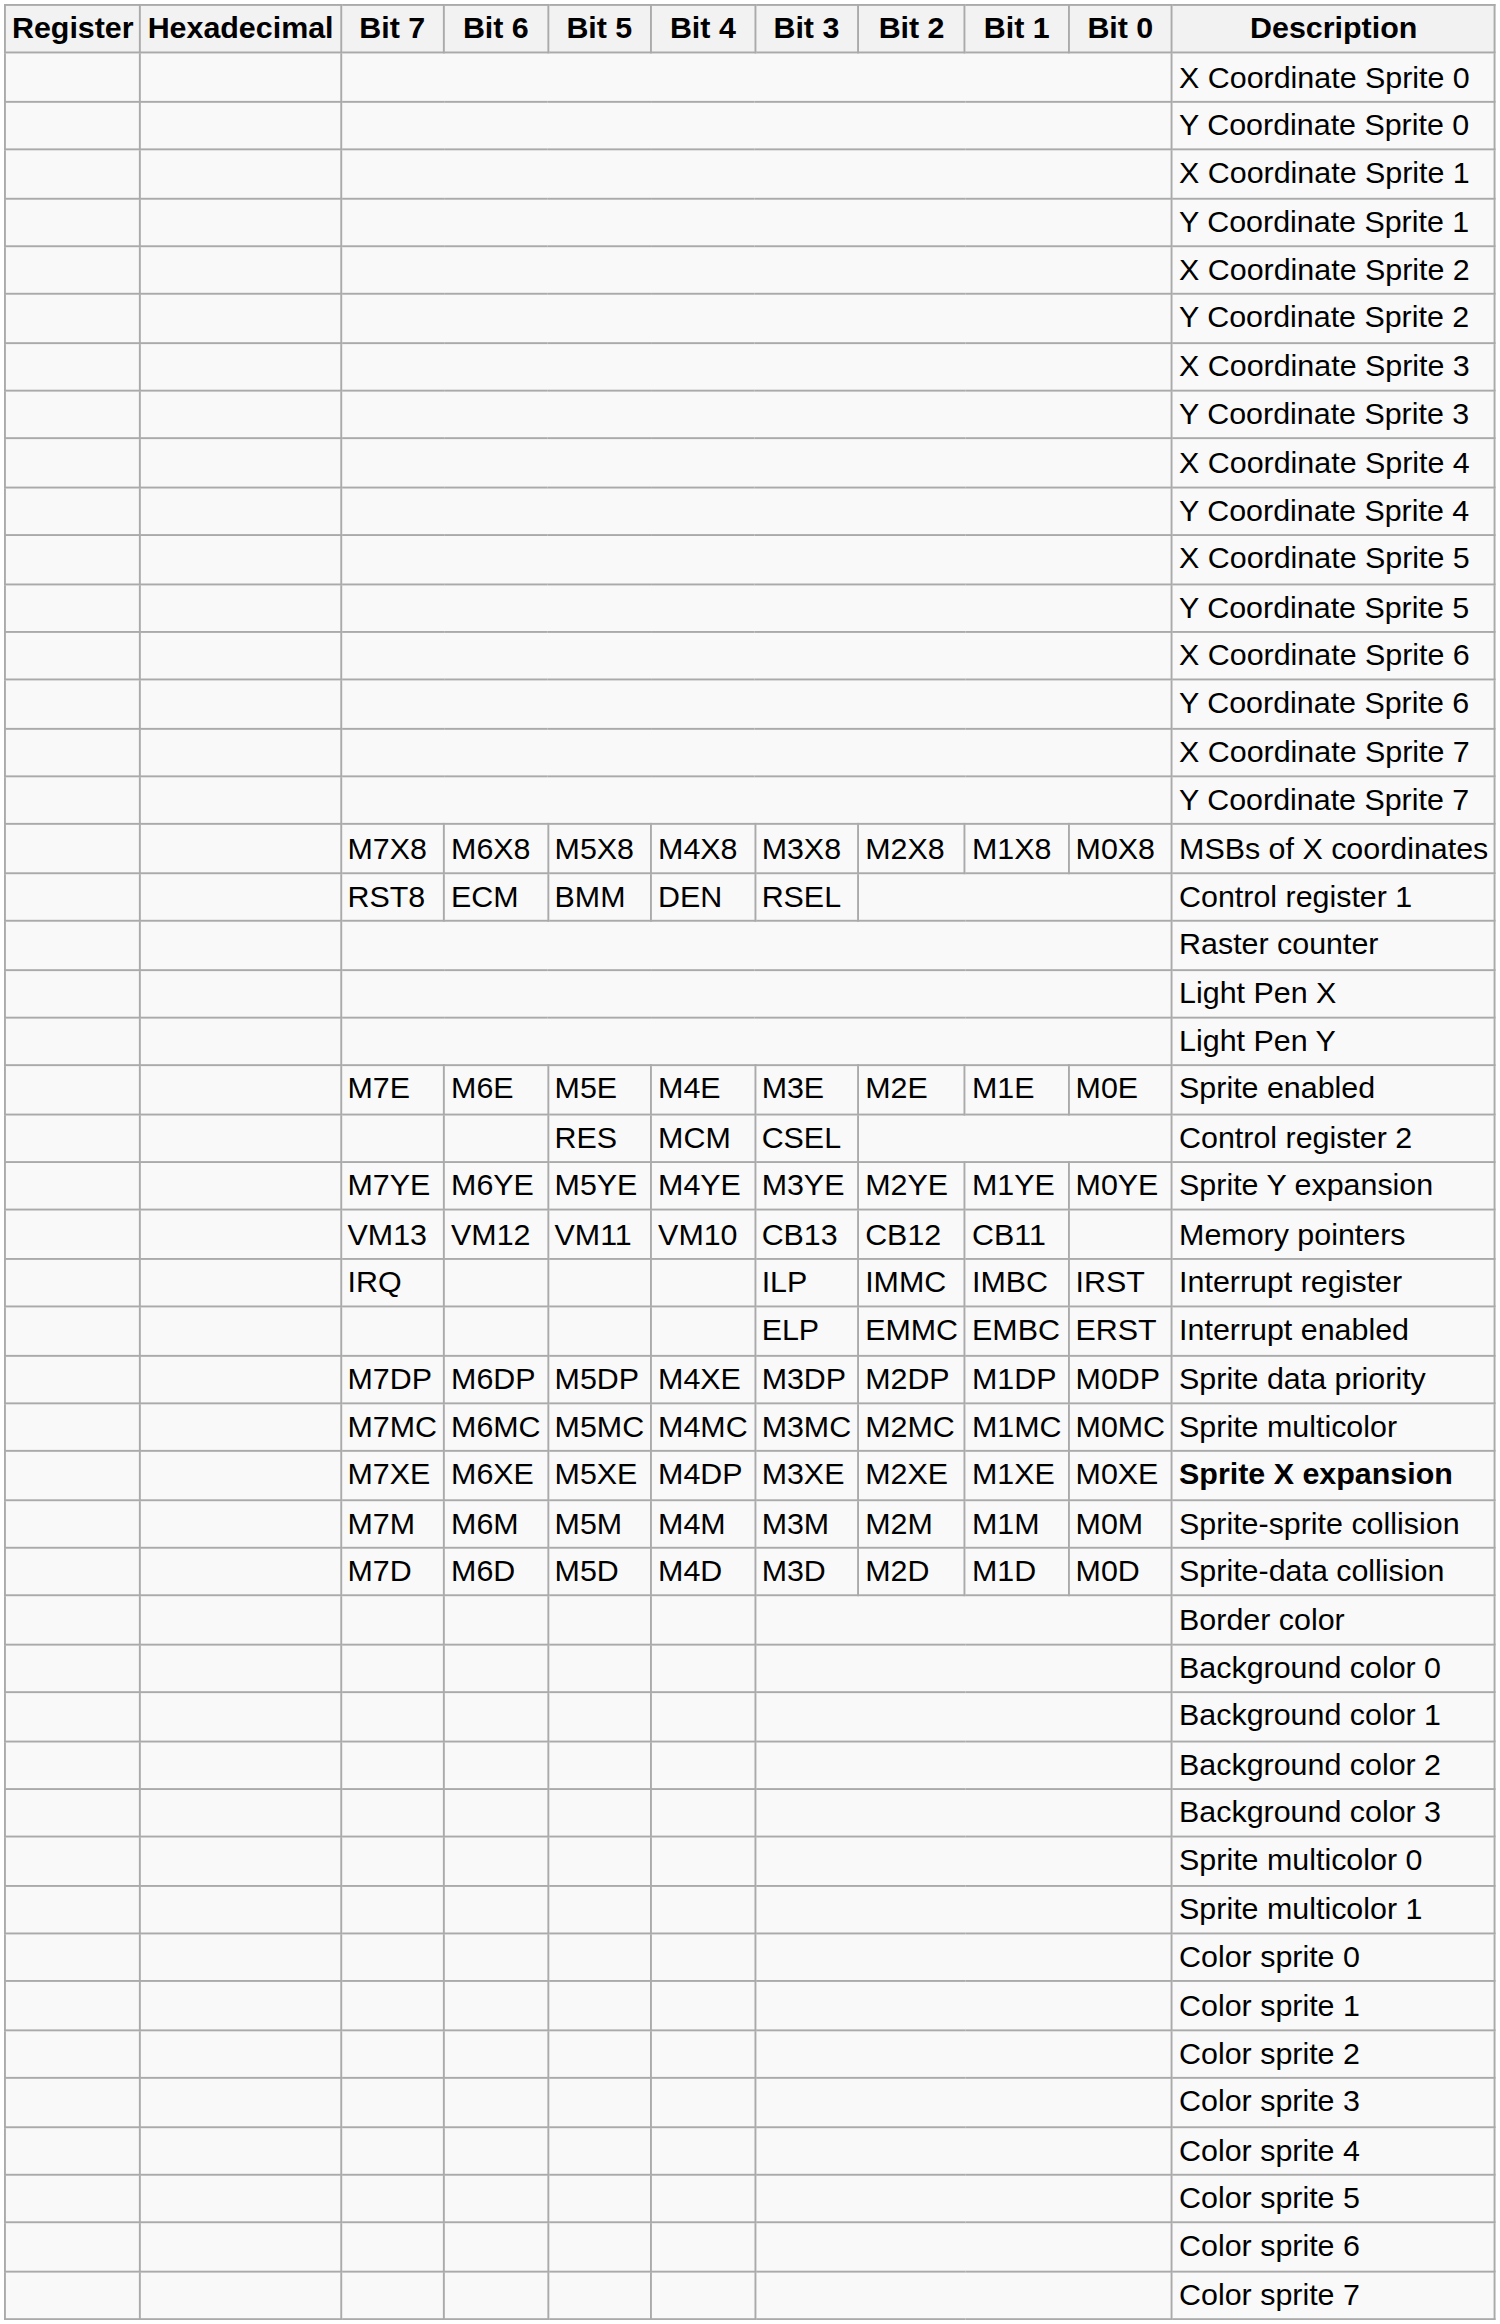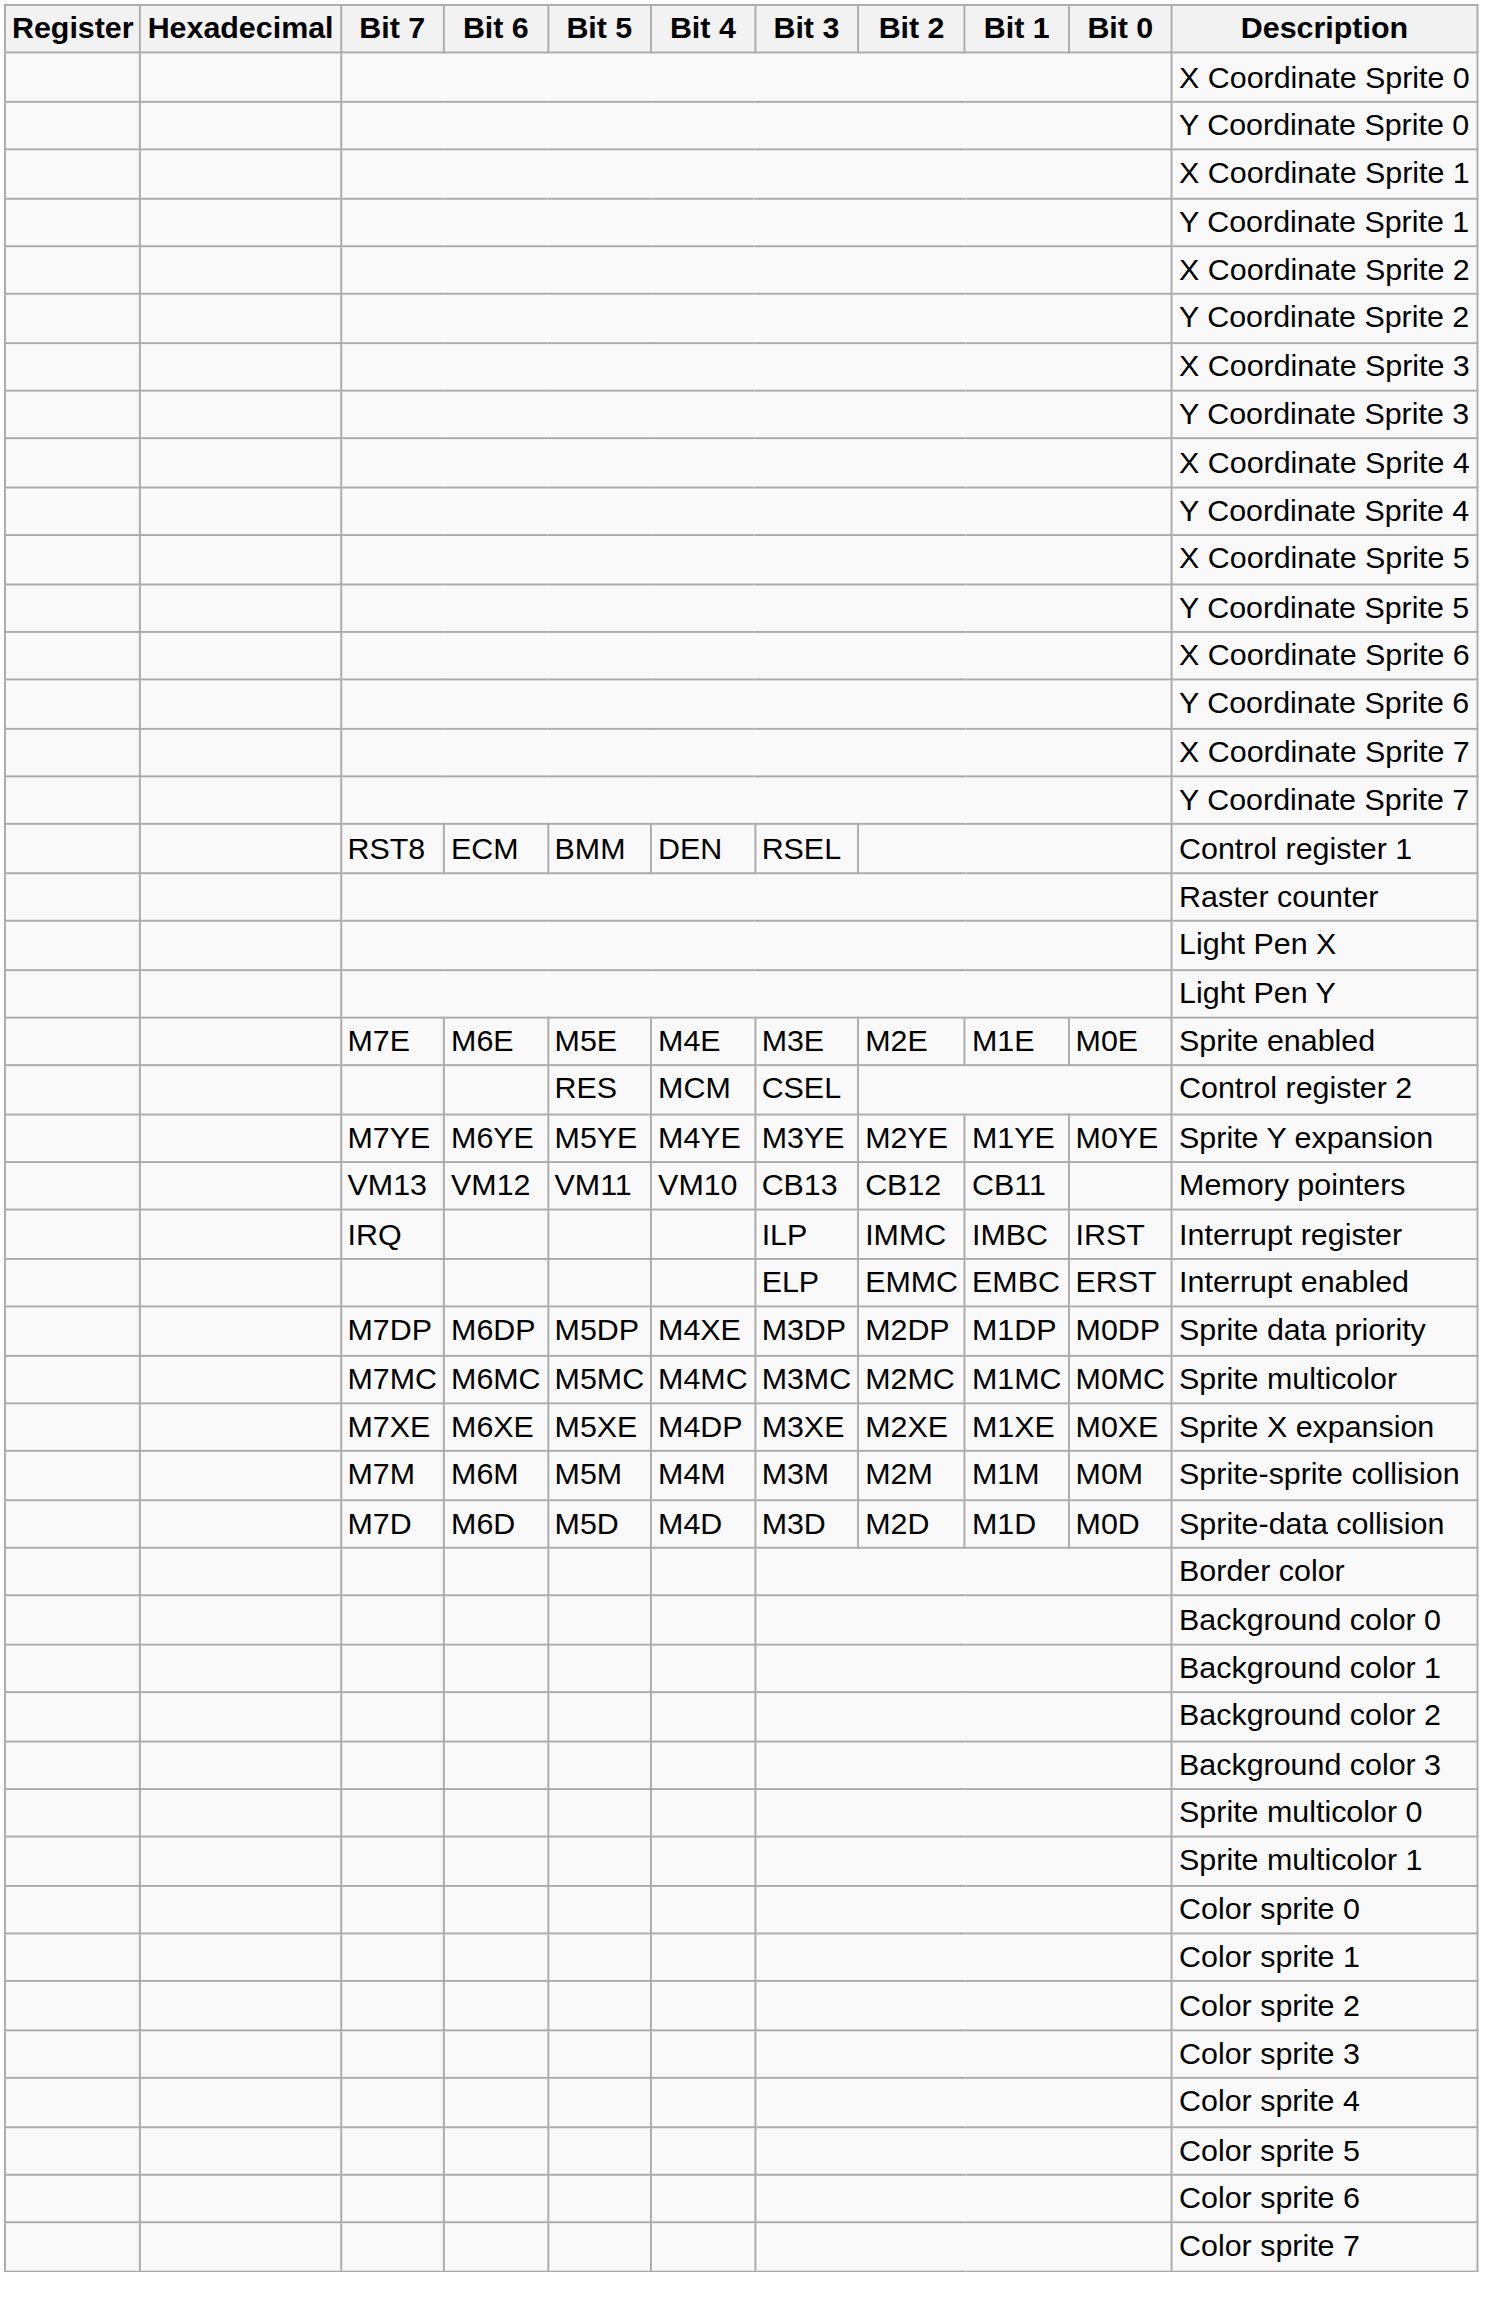- row: (387, 848)
(1316, 1474) bold -> (1307, 1426) normal
